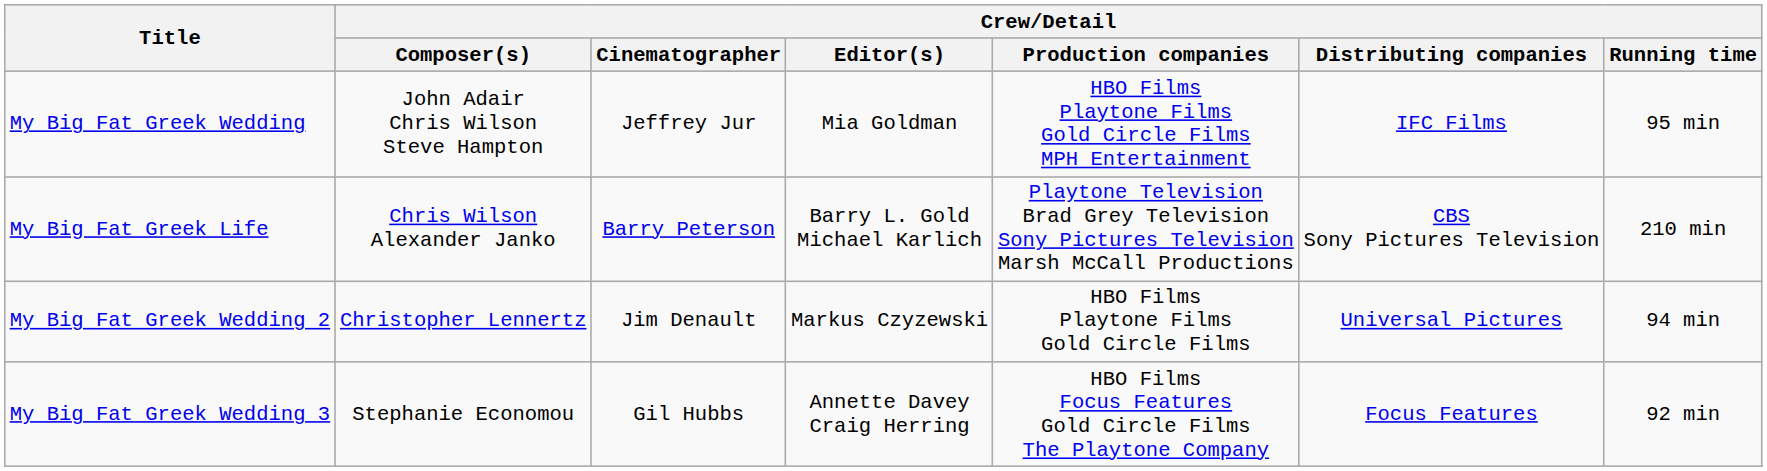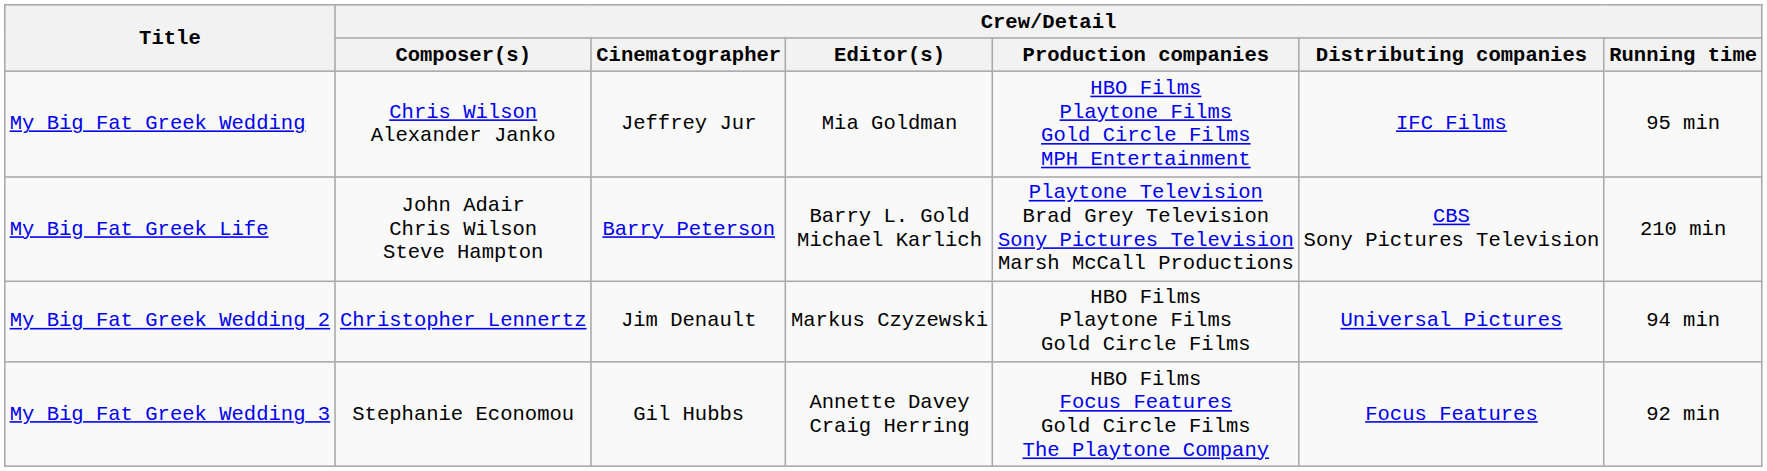(463, 124) John Adair Chris Wilson Steve Hampton -> (463, 124) Chris Wilson Alexander Janko
(463, 229) Chris Wilson Alexander Janko -> (463, 229) John Adair Chris Wilson Steve Hampton
